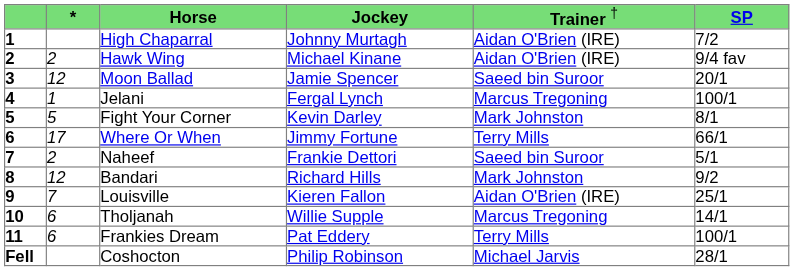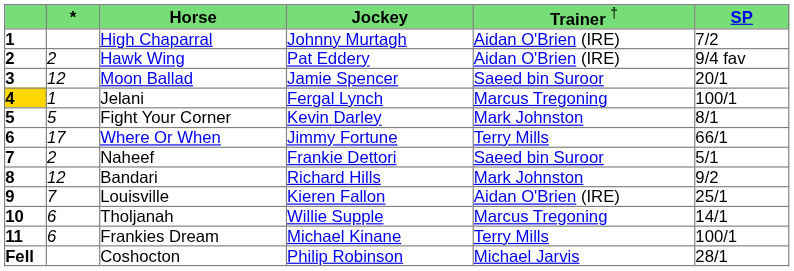(344, 58) Michael Kinane -> (328, 58) Pat Eddery
(10, 98) no background -> (10, 98) gold background
(328, 236) Pat Eddery -> (344, 236) Michael Kinane
